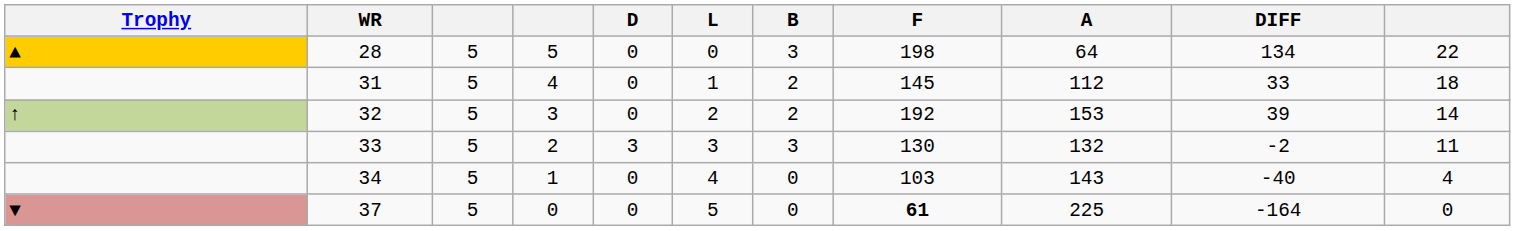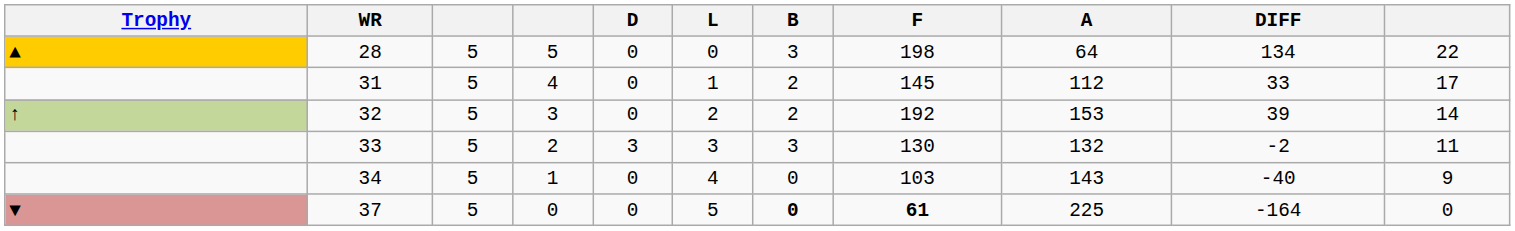(1448, 84) 18 -> (1448, 84) 17
(1448, 178) 4 -> (1448, 178) 9
(793, 210) normal -> (793, 210) bold
